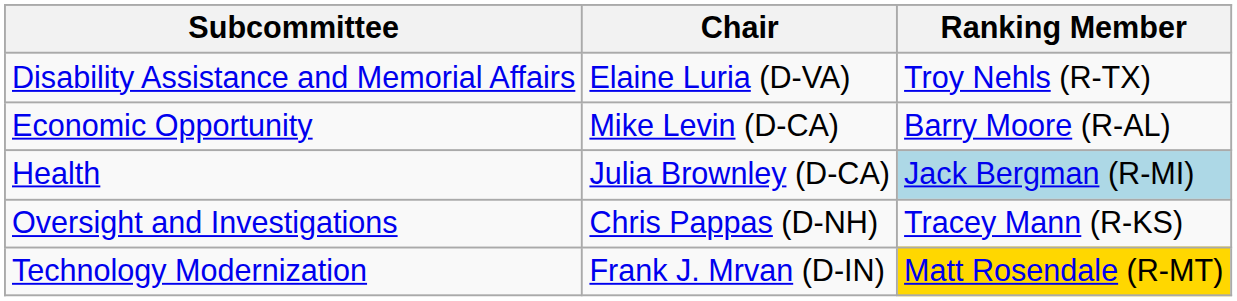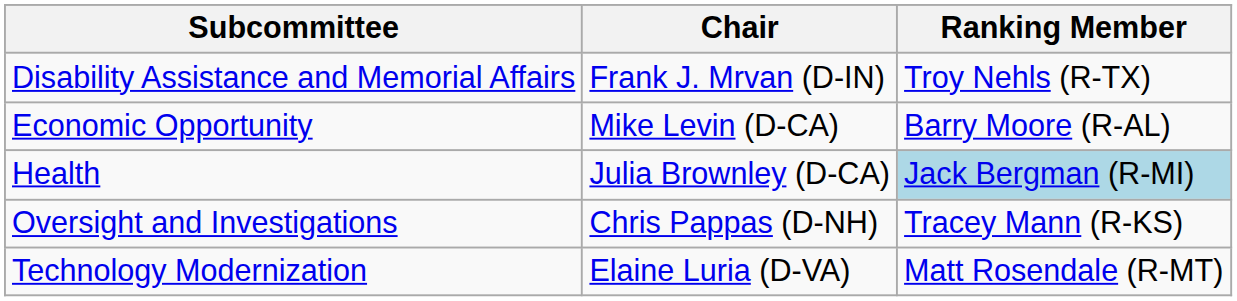(720, 77) Elaine Luria (D-VA) -> (737, 77) Frank J. Mrvan (D-IN)
(737, 271) Frank J. Mrvan (D-IN) -> (720, 271) Elaine Luria (D-VA)
(1064, 271) gold background -> (1064, 271) no background
